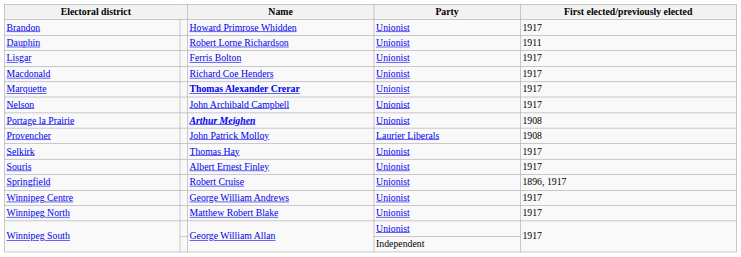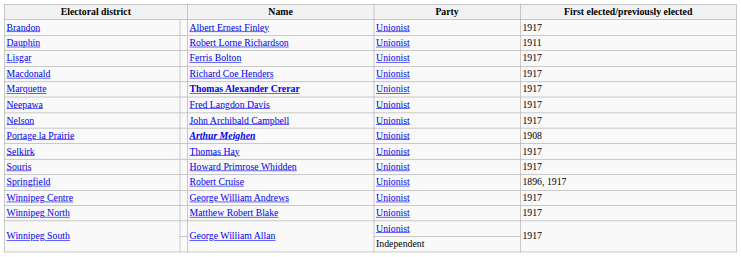(243, 27) Howard Primrose Whidden -> (229, 27) Albert Ernest Finley
+ row: (25, 105)
- row: (29, 136)
(229, 167) Albert Ernest Finley -> (243, 167) Howard Primrose Whidden
